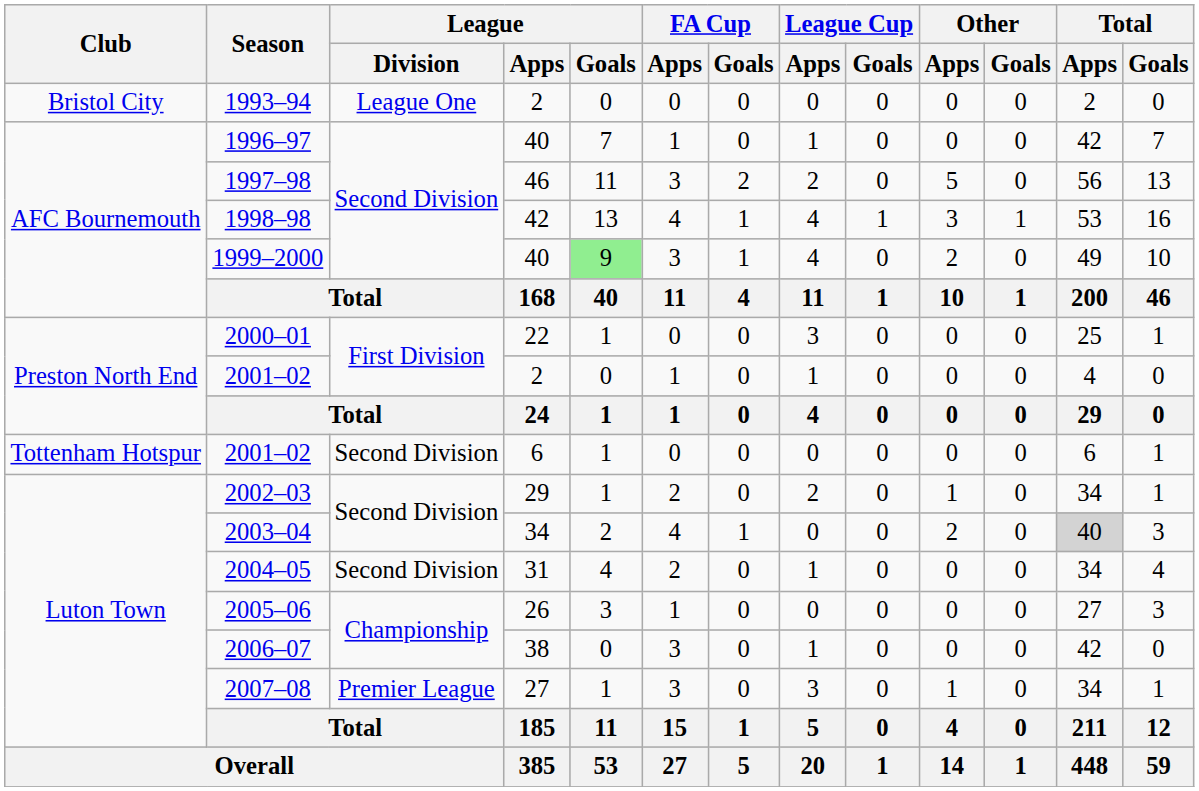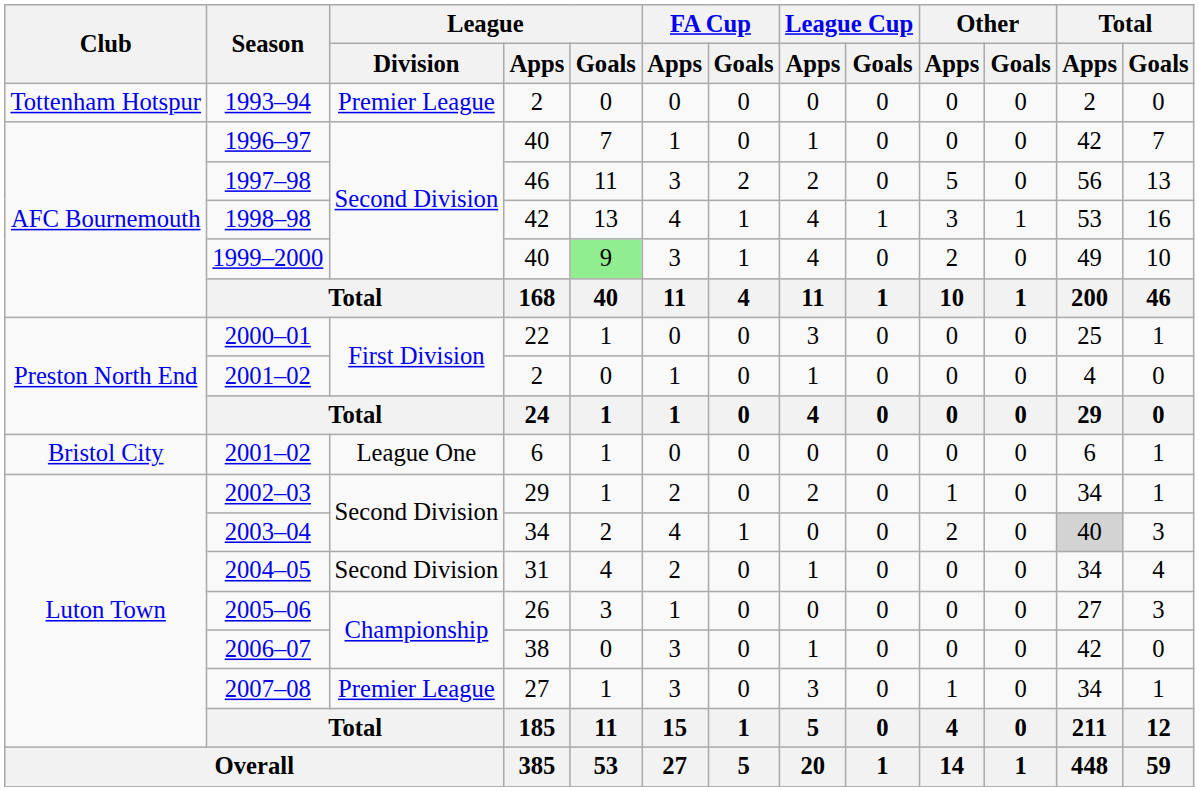(106, 102) Bristol City -> (106, 102) Tottenham Hotspur
(416, 102) League One -> (416, 102) Premier League
(106, 453) Tottenham Hotspur -> (106, 453) Bristol City
(416, 453) Second Division -> (416, 453) League One
